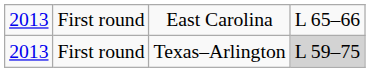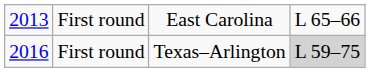(29, 51) 2013 -> (29, 51) 2016
